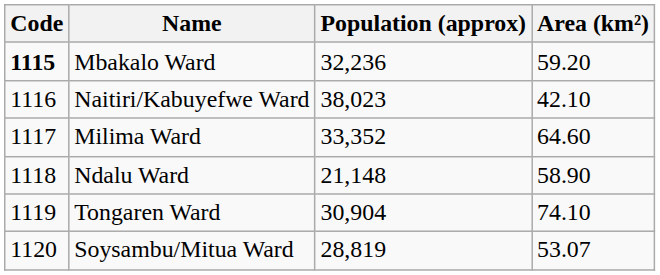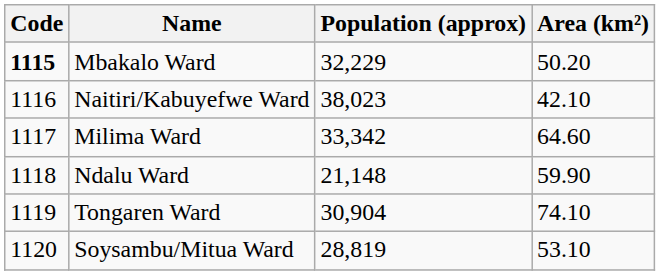(353, 61) 32,236 -> (353, 61) 32,229
(564, 61) 59.20 -> (564, 61) 50.20
(353, 136) 33,352 -> (353, 136) 33,342
(564, 174) 58.90 -> (564, 174) 59.90
(564, 250) 53.07 -> (564, 250) 53.10
